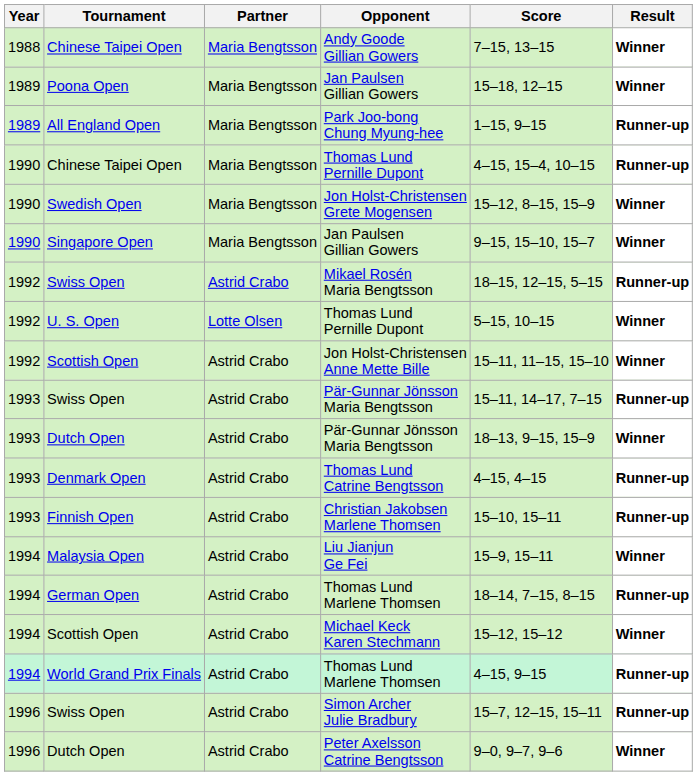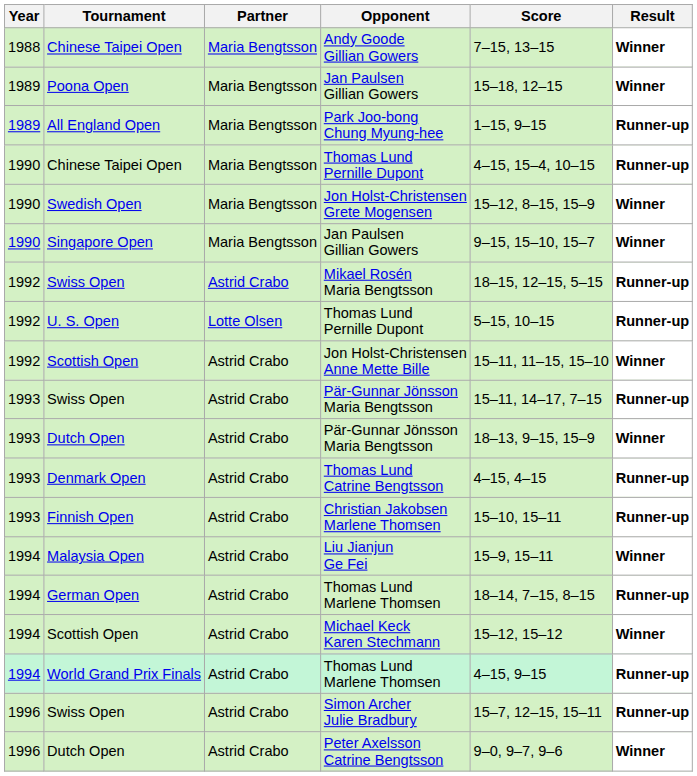(640, 321) Winner -> (652, 321) Runner-up
